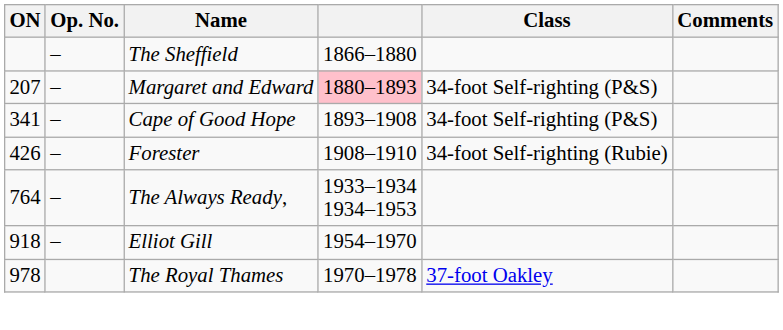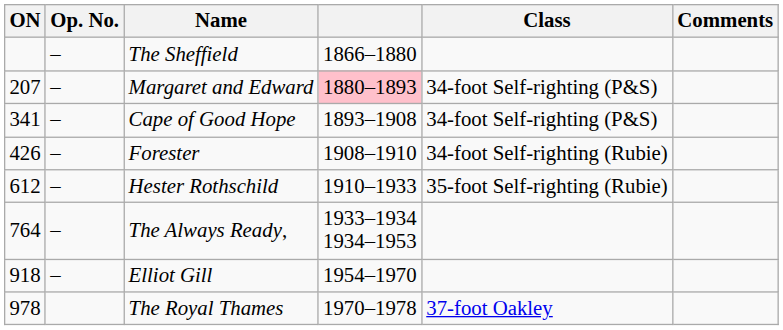+ row: (203, 185)
